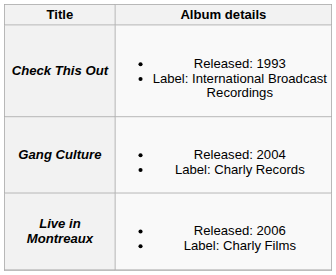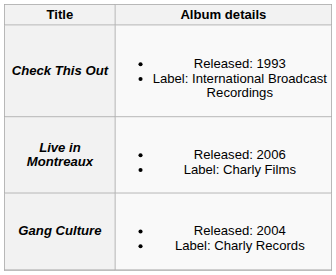rows swapped: (60, 154) <-> (60, 231)
